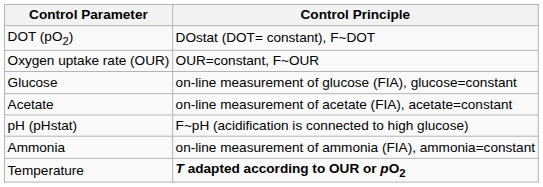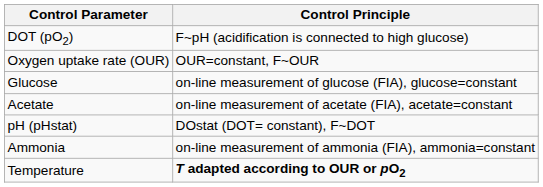(275, 38) DOstat (DOT= constant), F~DOT -> (322, 38) F~pH (acidification is connected to high glucose)
(322, 125) F~pH (acidification is connected to high glucose) -> (275, 125) DOstat (DOT= constant), F~DOT
